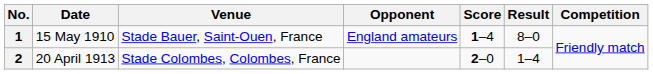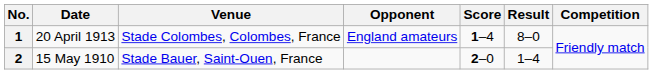(75, 36) 15 May 1910 -> (75, 36) 20 April 1913
(222, 36) Stade Bauer, Saint-Ouen, France -> (231, 36) Stade Colombes, Colombes, France
(75, 58) 20 April 1913 -> (75, 58) 15 May 1910
(231, 58) Stade Colombes, Colombes, France -> (222, 58) Stade Bauer, Saint-Ouen, France
